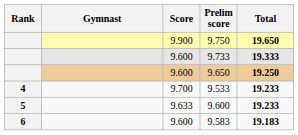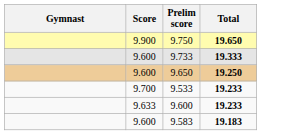- column: (23, 18)
